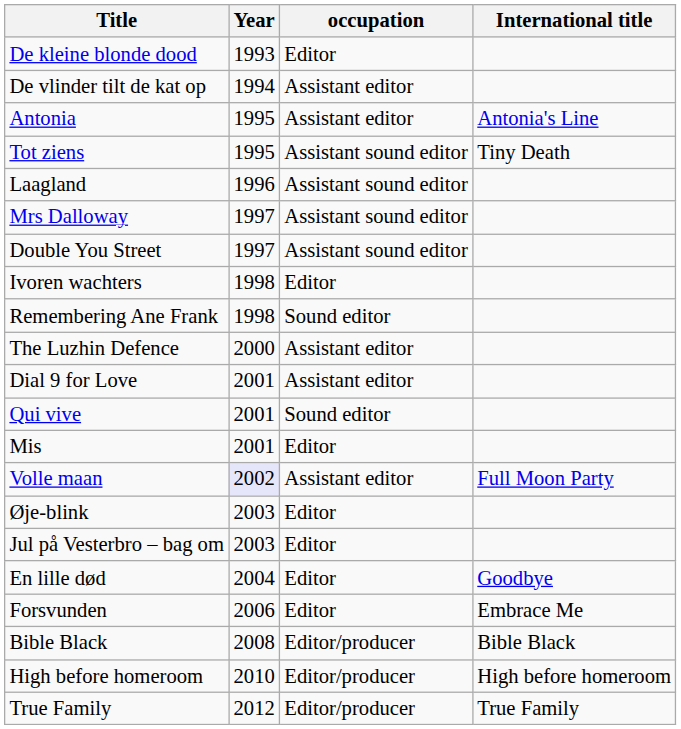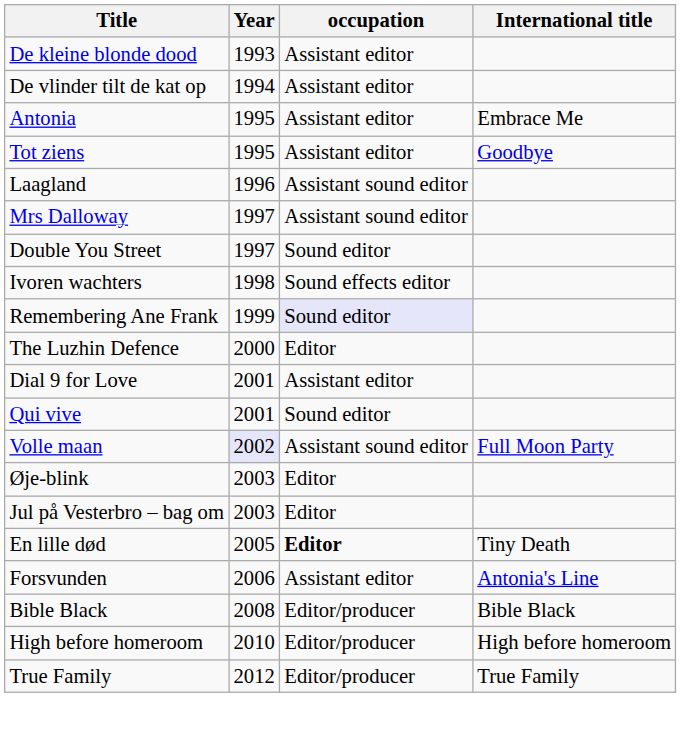(310, 53) Editor -> (349, 53) Assistant editor
(538, 119) Antonia's Line -> (530, 119) Embrace Me
(376, 151) Assistant sound editor -> (349, 151) Assistant editor
(524, 151) Tiny Death -> (515, 151) Goodbye
(376, 250) Assistant sound editor -> (337, 250) Sound editor
(310, 282) Editor -> (367, 282) Sound effects editor
(254, 315) 1998 -> (254, 315) 1999
(337, 315) no background -> (337, 315) lavender background
(349, 348) Assistant editor -> (310, 348) Editor
- row: (25, 446)
(349, 479) Assistant editor -> (376, 446) Assistant sound editor
(254, 577) 2004 -> (254, 544) 2005
(310, 577) normal -> (313, 544) bold
(515, 577) Goodbye -> (524, 544) Tiny Death
(310, 610) Editor -> (349, 577) Assistant editor
(530, 610) Embrace Me -> (538, 577) Antonia's Line
